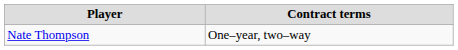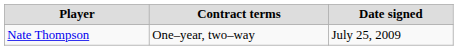+ column: (391, 14)
